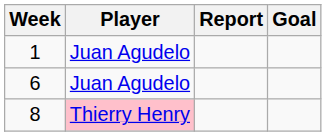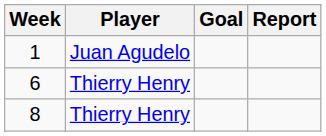columns swapped: (294, 20) <-> (231, 20)
(130, 83) Juan Agudelo -> (130, 83) Thierry Henry
(130, 114) pink background -> (130, 114) no background
